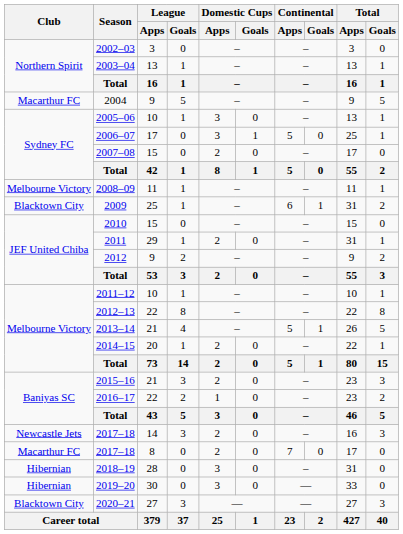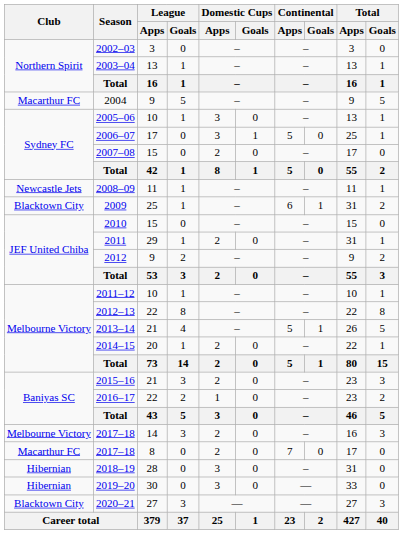(49, 188) Melbourne Victory -> (49, 188) Newcastle Jets
(49, 433) Newcastle Jets -> (49, 433) Melbourne Victory
